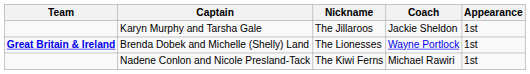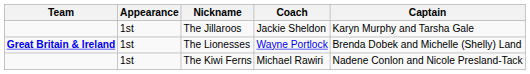columns swapped: (493, 12) <-> (215, 12)
